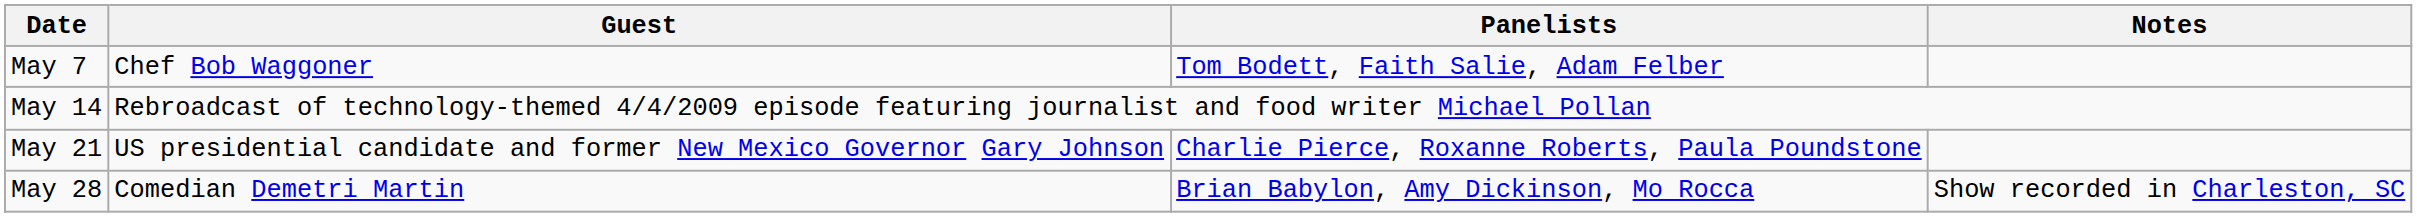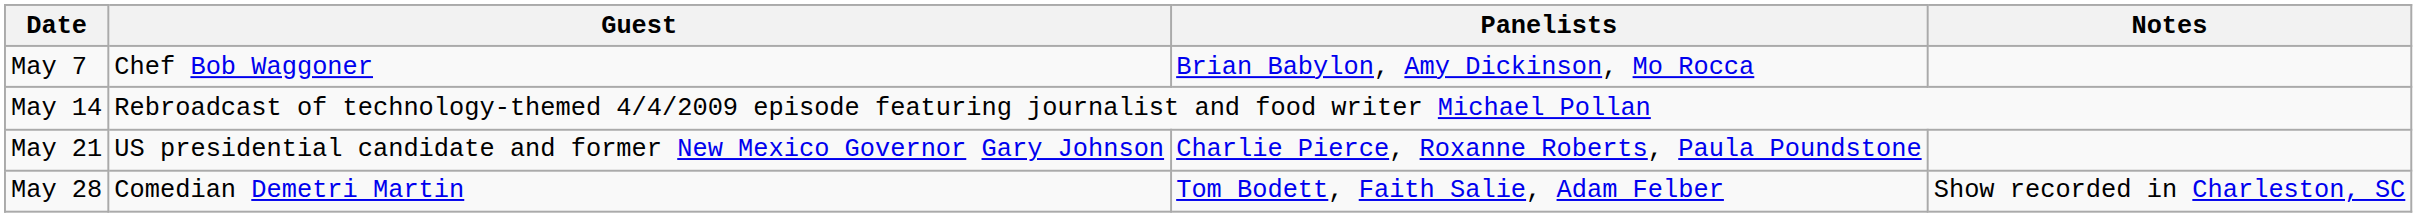(1450, 67) Tom Bodett, Faith Salie, Adam Felber -> (1465, 67) Brian Babylon, Amy Dickinson, Mo Rocca
(1465, 191) Brian Babylon, Amy Dickinson, Mo Rocca -> (1450, 191) Tom Bodett, Faith Salie, Adam Felber
